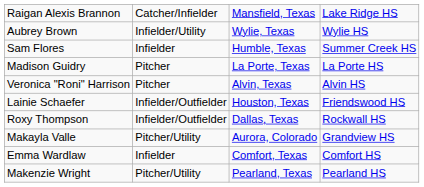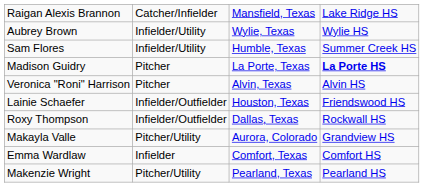(155, 48) Infielder -> (170, 48) Infielder/Utility
(353, 66) normal -> (354, 66) bold
